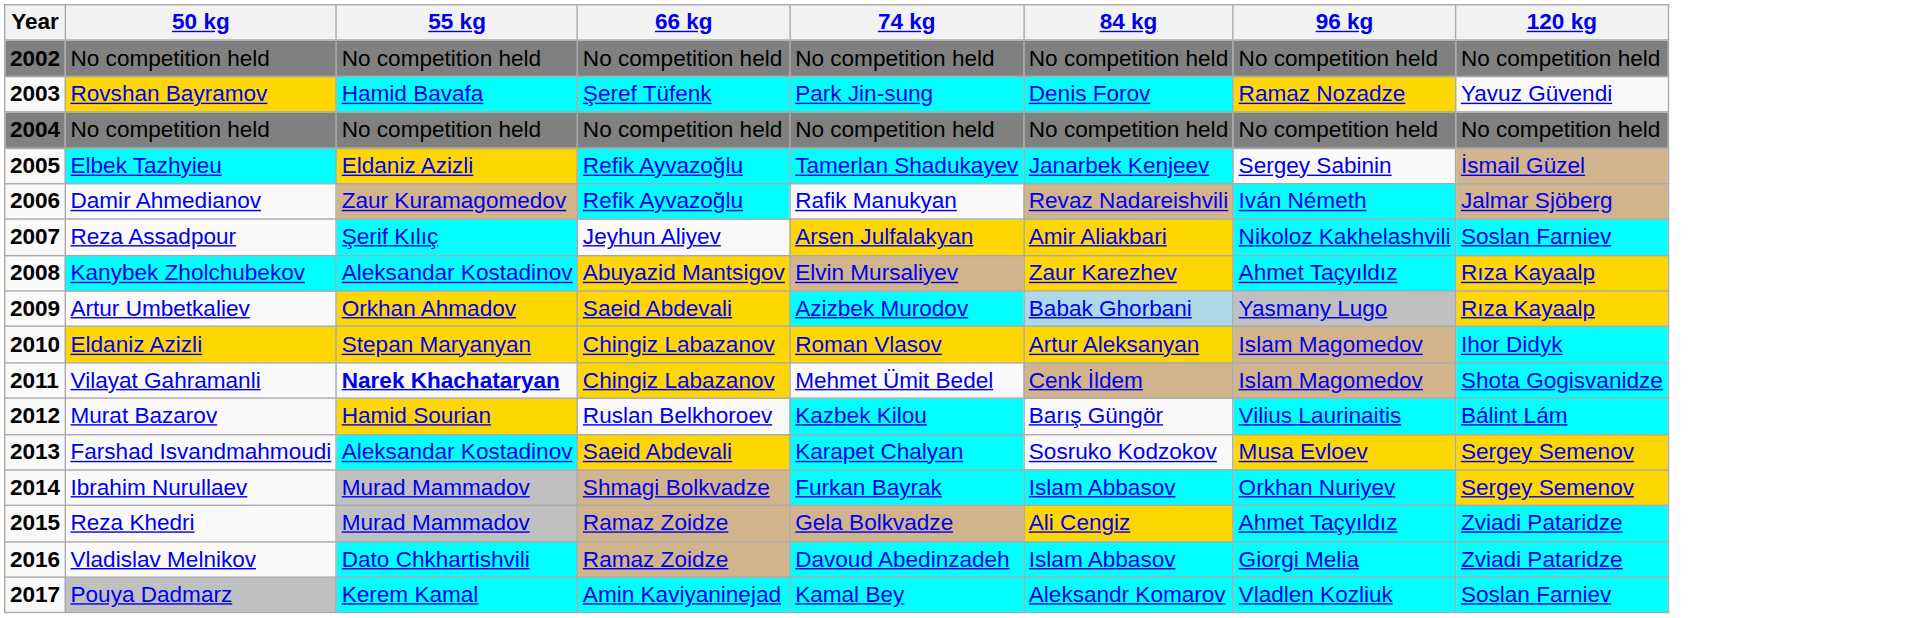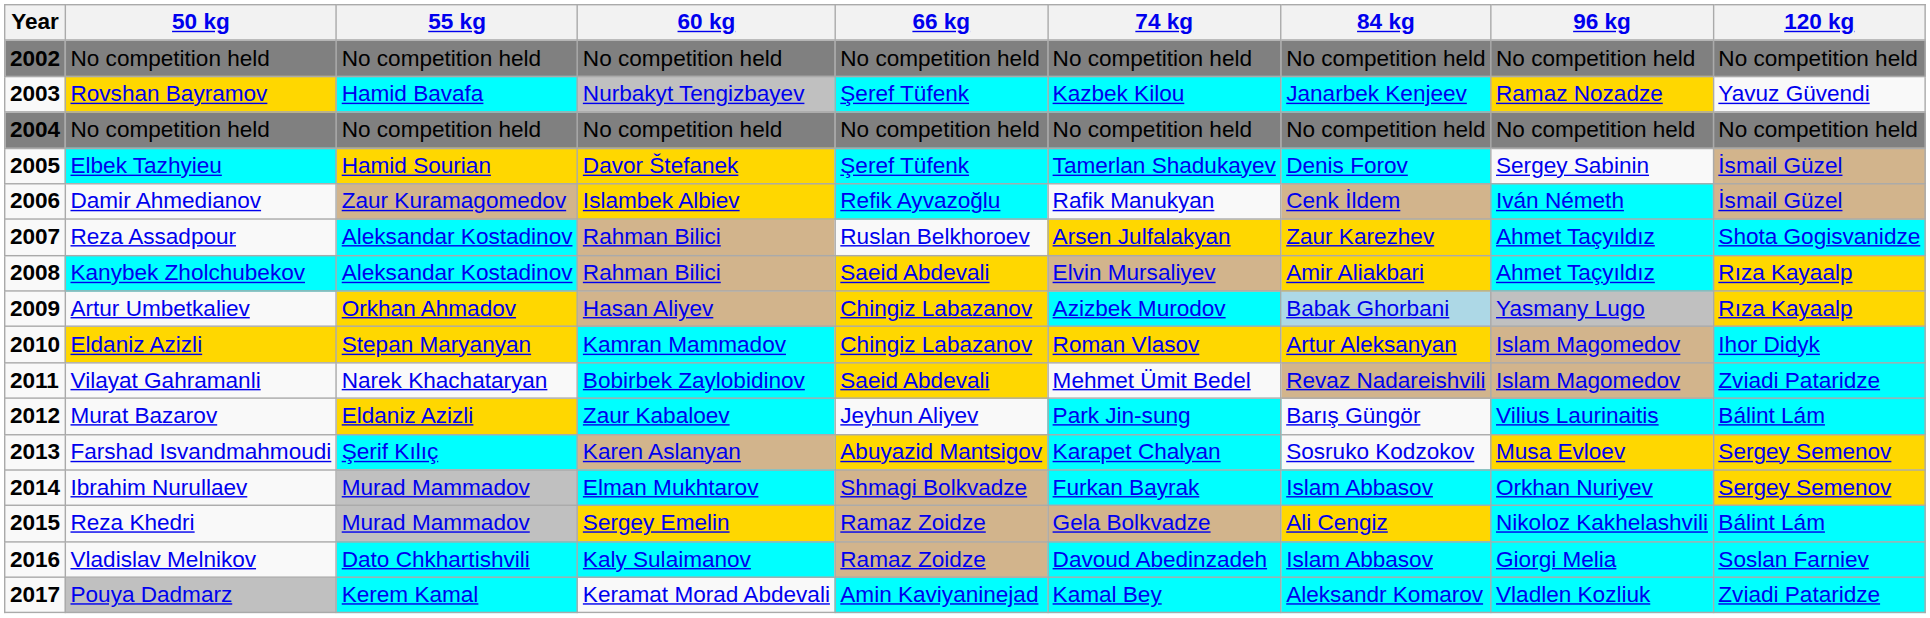+ column: (706, 22)
(864, 93) Park Jin-sung -> (1118, 93) Kazbek Kilou
(1090, 93) Denis Forov -> (1377, 93) Janarbek Kenjeev
(408, 165) Eldaniz Azizli -> (416, 165) Hamid Sourian
(663, 165) Refik Ayvazoğlu -> (905, 165) Şeref Tüfenk
(1119, 165) Janarbek Kenjeev -> (1347, 165) Denis Forov
(1128, 201) Revaz Nadareishvili -> (1343, 201) Cenk İldem
(1537, 201) Jalmar Sjöberg -> (1780, 201) İsmail Güzel
(390, 237) Şerif Kılıç -> (457, 237) Aleksandar Kostadinov
(652, 237) Jeyhun Aliyev -> (935, 237) Ruslan Belkhoroev
(1098, 237) Amir Aliakbari -> (1360, 237) Zaur Karezhev
(1345, 237) Nikoloz Kakhelashvili -> (1575, 237) Ahmet Taçyıldız
(1536, 237) Soslan Farniev -> (1819, 237) Shota Gogisvanidze
(684, 272) Abuyazid Mantsigov -> (915, 272) Saeid Abdevali
(1103, 272) Zaur Karezhev -> (1355, 272) Amir Aliakbari
(658, 308) Saeid Abdevali -> (936, 308) Chingiz Labazanov
(451, 380) bold -> (445, 380) normal
(679, 380) Chingiz Labazanov -> (915, 380) Saeid Abdevali
(1086, 380) Cenk İldem -> (1386, 380) Revaz Nadareishvili
(1562, 380) Shota Gogisvanidze -> (1799, 380) Zviadi Pataridze
(416, 415) Hamid Sourian -> (408, 415) Eldaniz Azizli
(678, 415) Ruslan Belkhoroev -> (909, 415) Jeyhun Aliyev
(861, 415) Kazbek Kilou -> (1122, 415) Park Jin-sung
(457, 451) Aleksandar Kostadinov -> (390, 451) Şerif Kılıç
(658, 451) Saeid Abdevali -> (941, 451) Abuyazid Mantsigov
(1318, 523) Ahmet Taçyıldız -> (1602, 523) Nikoloz Kakhelashvili
(1542, 523) Zviadi Pataridze -> (1772, 523) Bálint Lám
(1542, 559) Zviadi Pataridze -> (1794, 559) Soslan Farniev
(1536, 594) Soslan Farniev -> (1799, 594) Zviadi Pataridze
